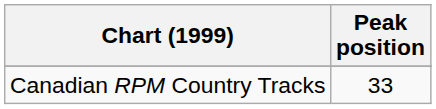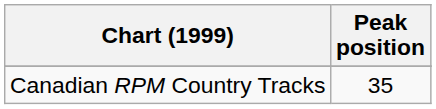(380, 84) 33 -> (380, 84) 35
